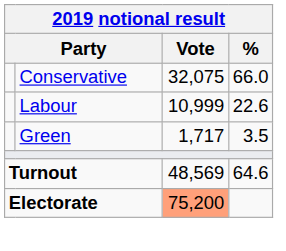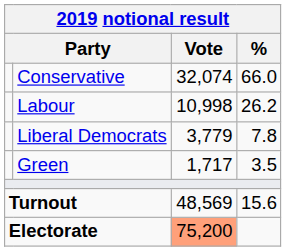(196, 77) 32,075 -> (204, 77) 32,074
(196, 106) 10,999 -> (204, 106) 10,998
(251, 106) 22.6 -> (259, 106) 26.2
+ row: (92, 135)
(251, 173) 64.6 -> (259, 202) 15.6
